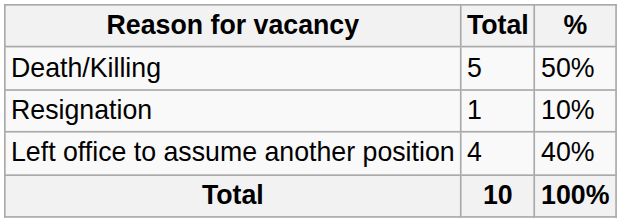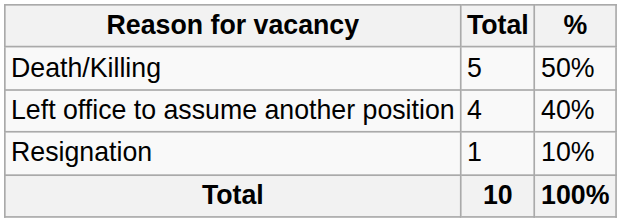rows swapped: (233, 152) <-> (82, 110)
